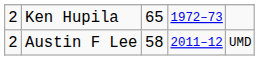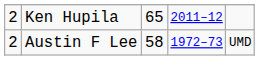(197, 17) 1972–73 -> (197, 17) 2011–12
(197, 43) 2011–12 -> (197, 43) 1972–73
